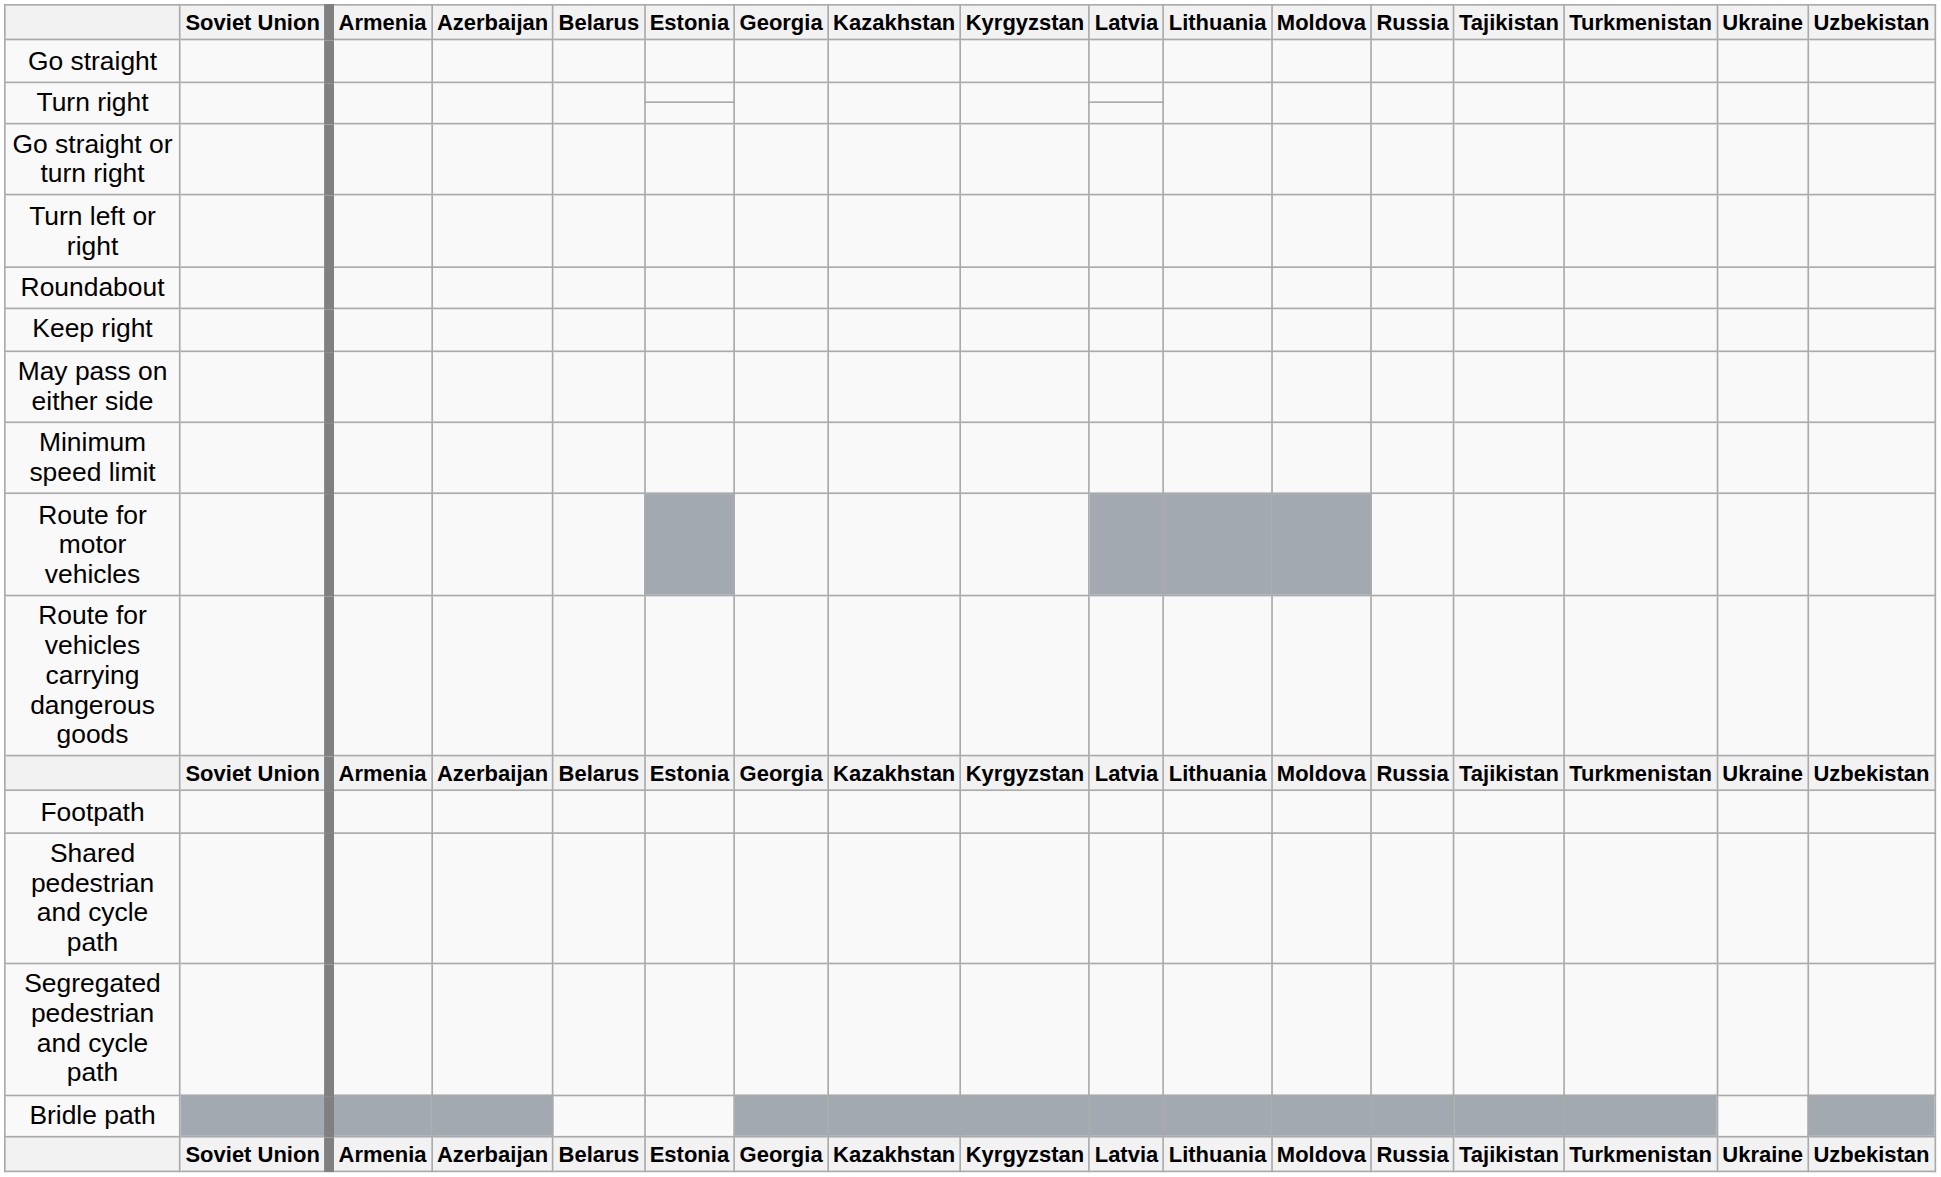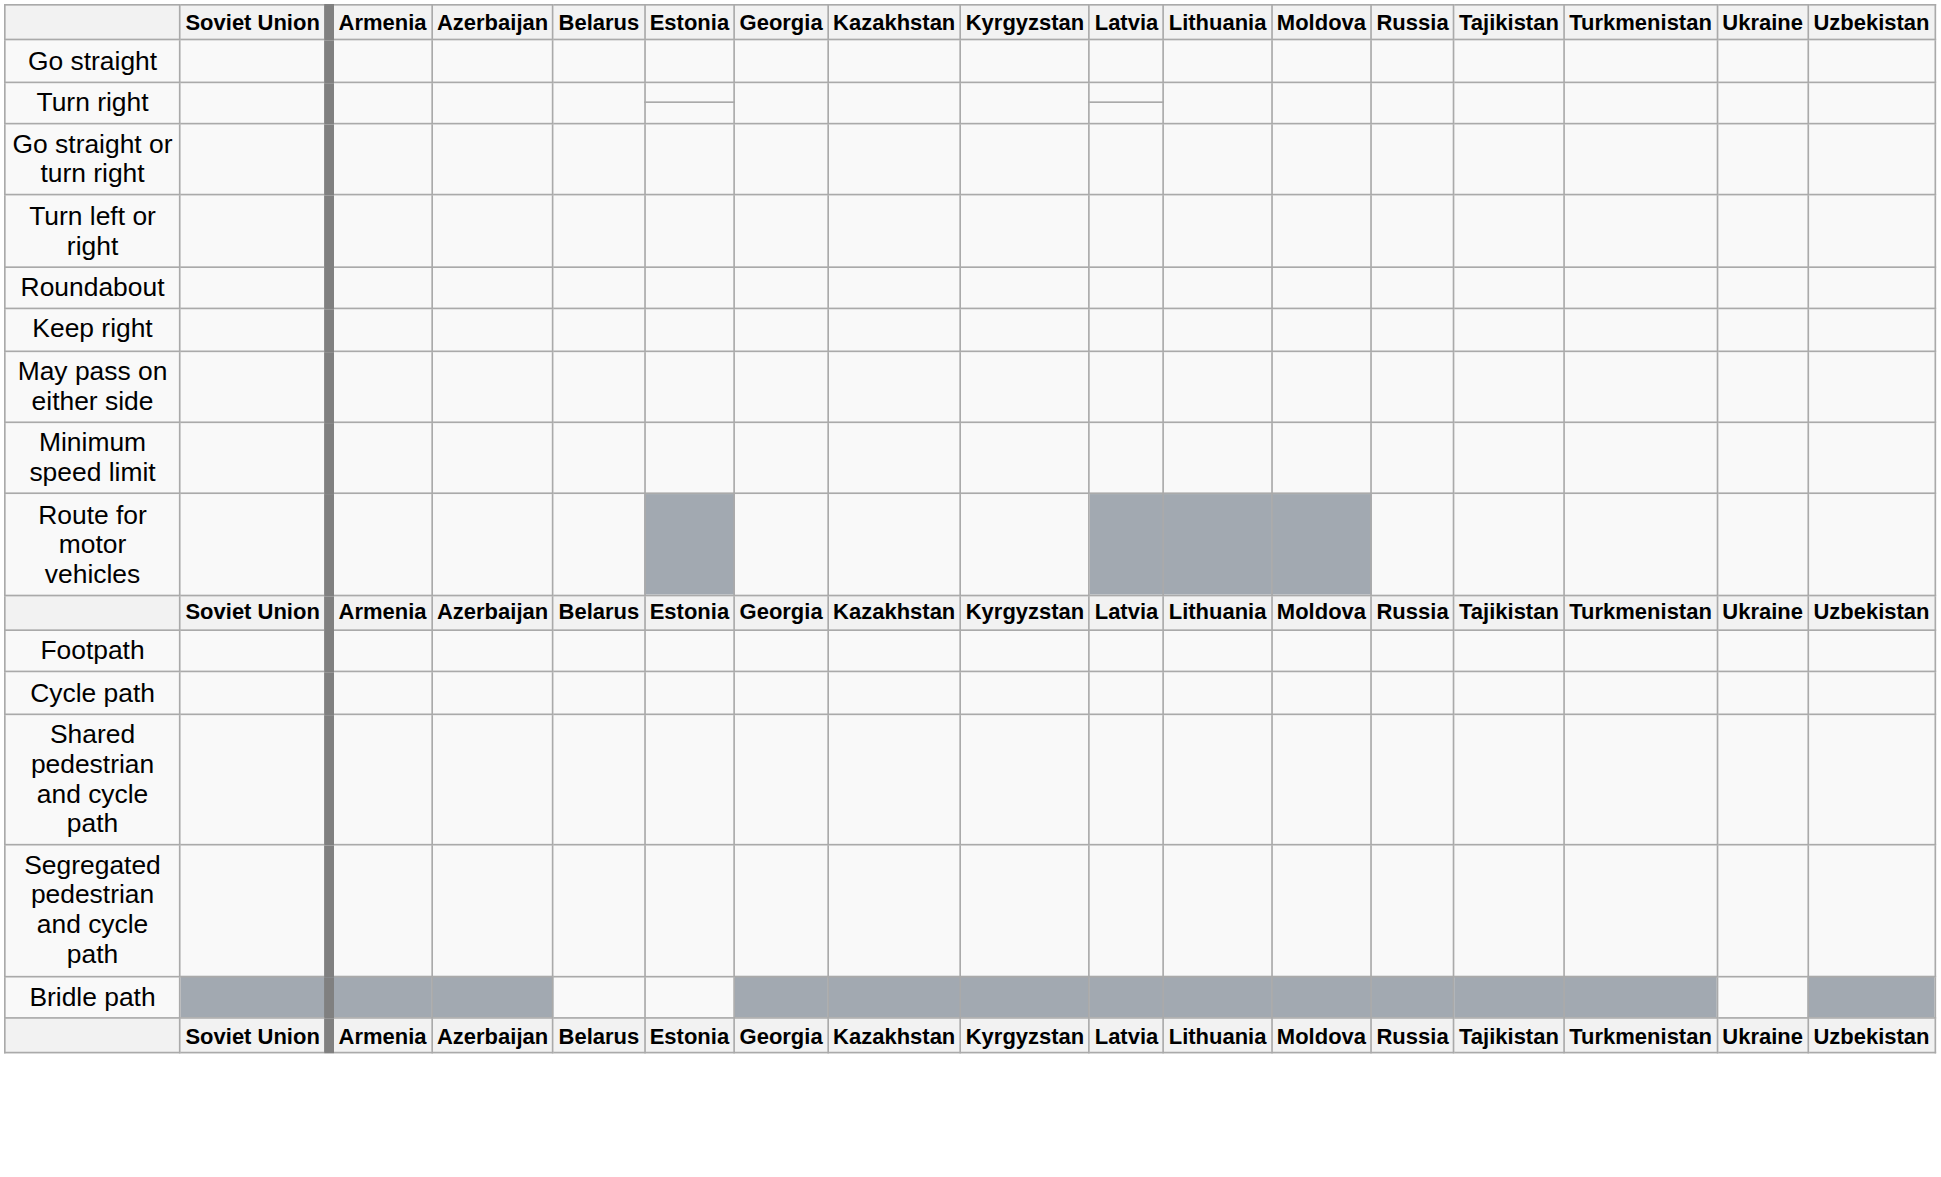- row: (93, 675)
+ row: (93, 692)
